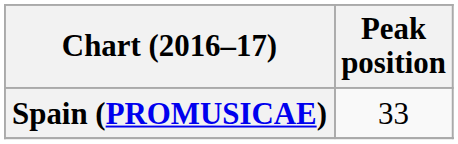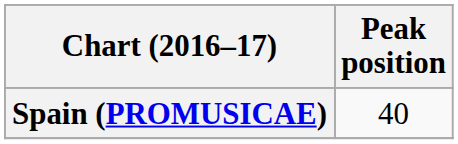(394, 112) 33 -> (394, 112) 40
